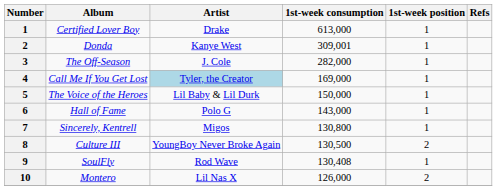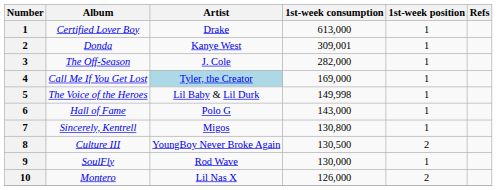(334, 95) 150,000 -> (334, 95) 149,998
(334, 161) 130,408 -> (334, 161) 130,000
